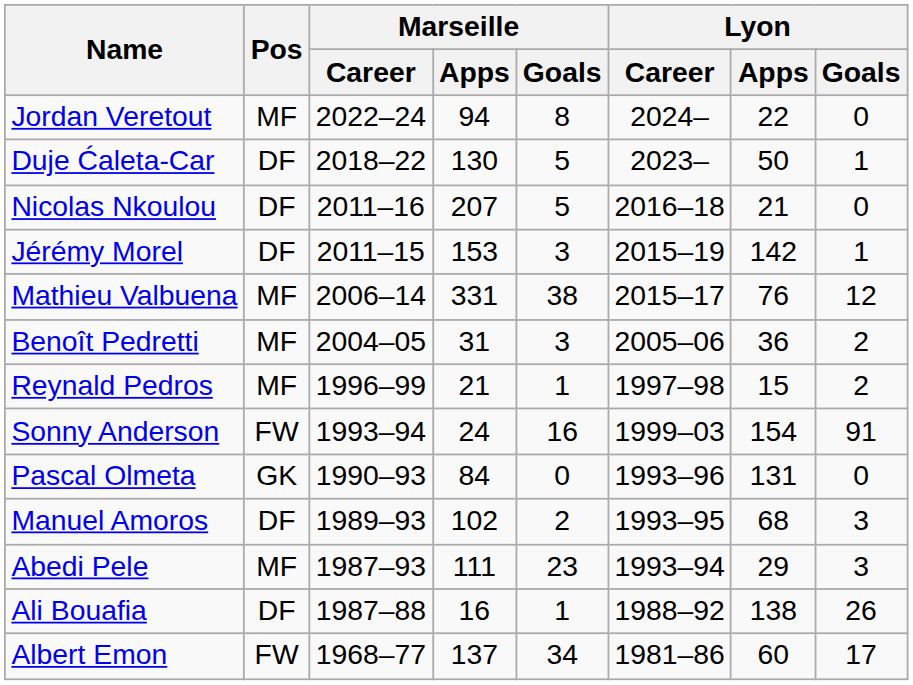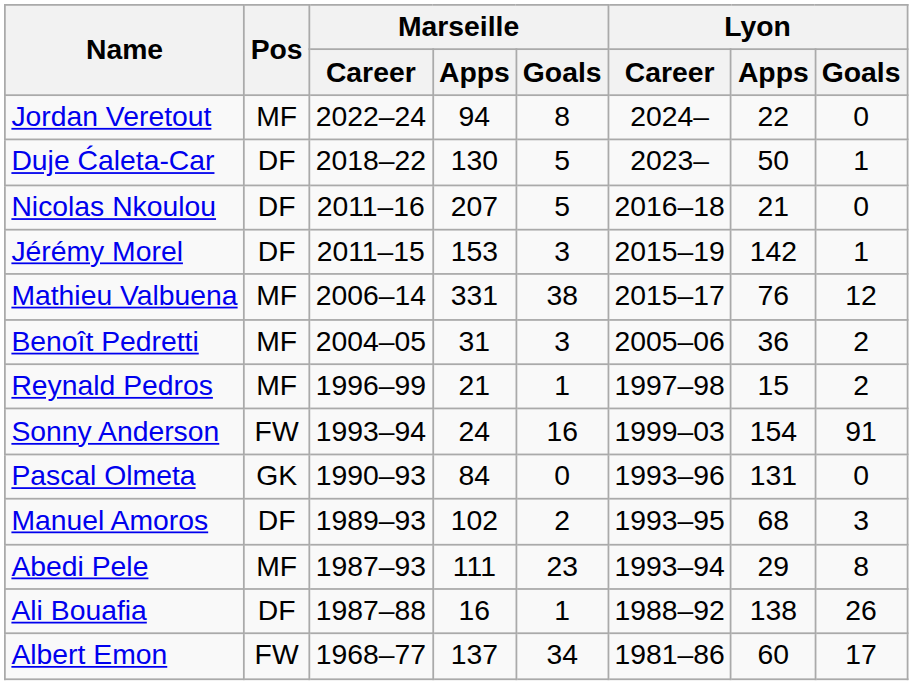(861, 565) 3 -> (861, 565) 8
